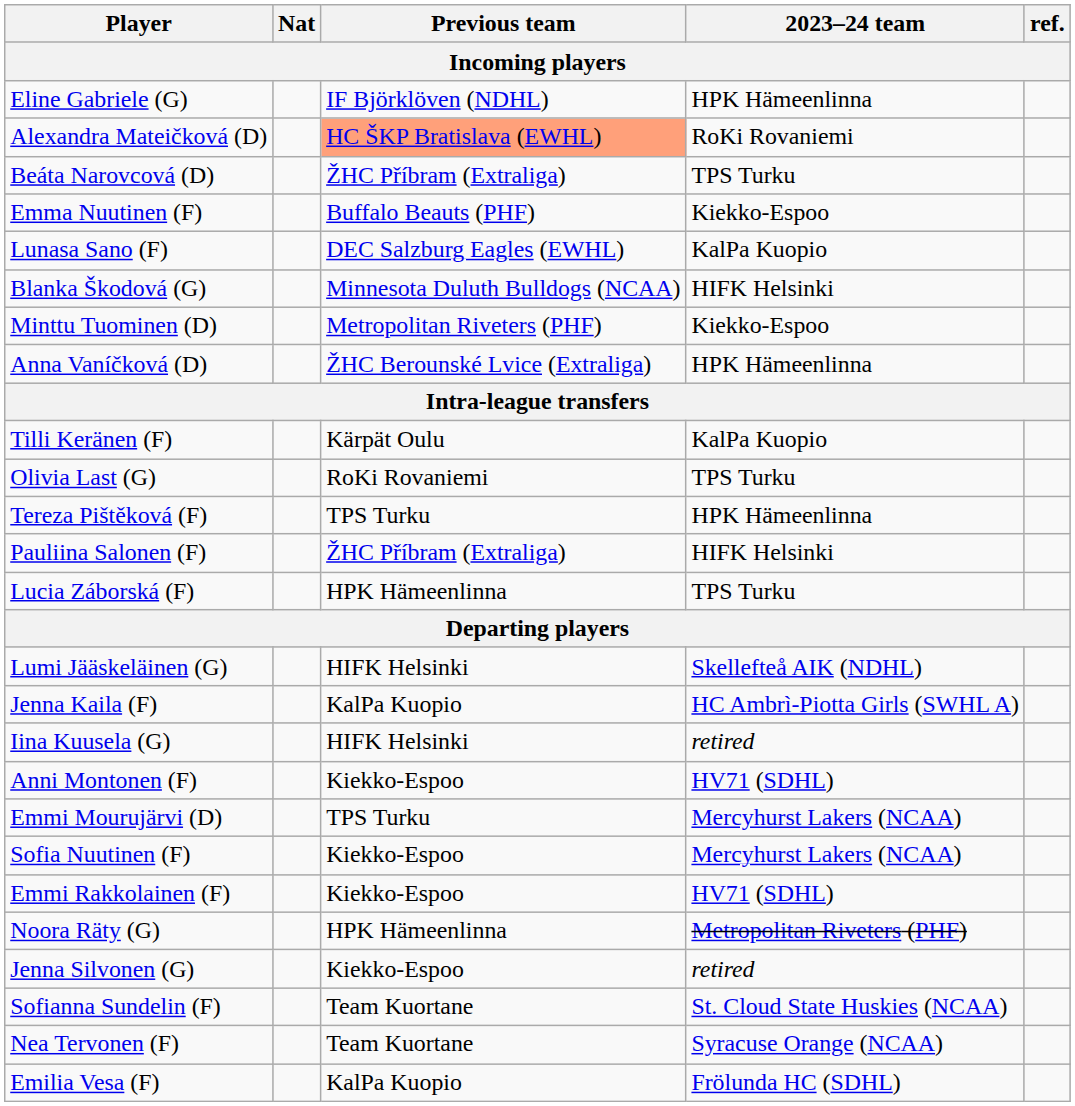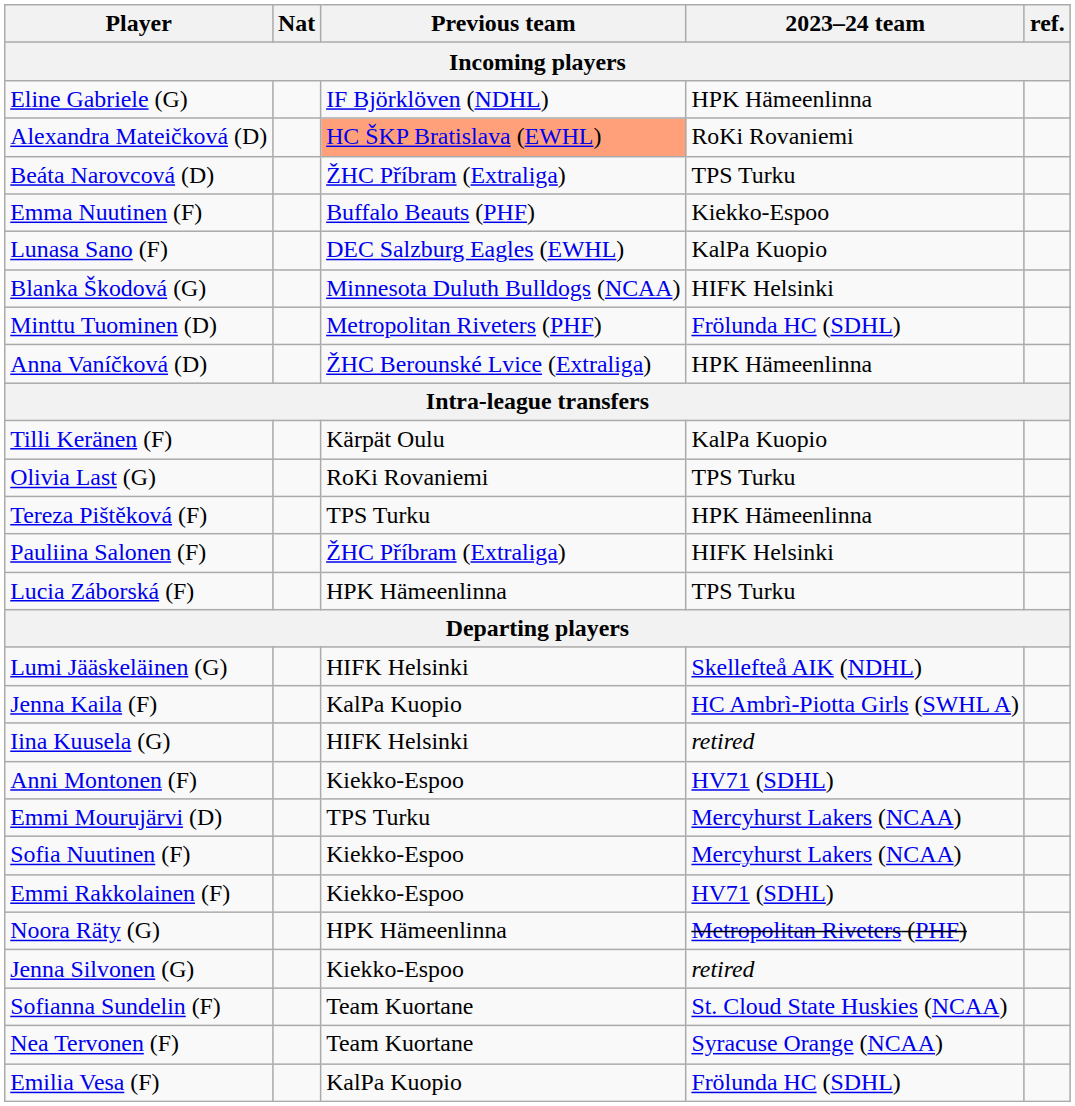(760, 325) Kiekko-Espoo -> (796, 325) Frölunda HC (SDHL)
